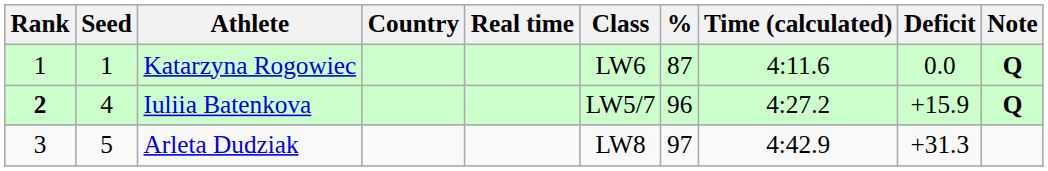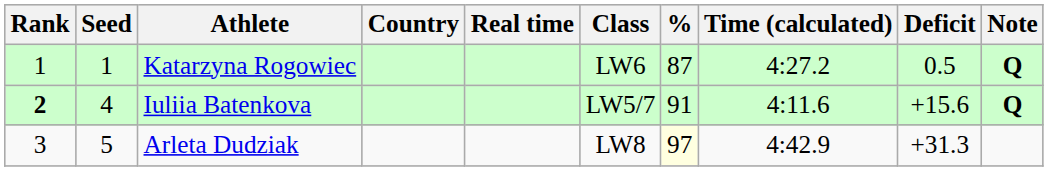(798, 64) 4:11.6 -> (798, 64) 4:27.2
(940, 64) 0.0 -> (940, 64) 0.5
(680, 104) 96 -> (680, 104) 91
(798, 104) 4:27.2 -> (798, 104) 4:11.6
(940, 104) +15.9 -> (940, 104) +15.6
(680, 144) no background -> (680, 144) lightyellow background
